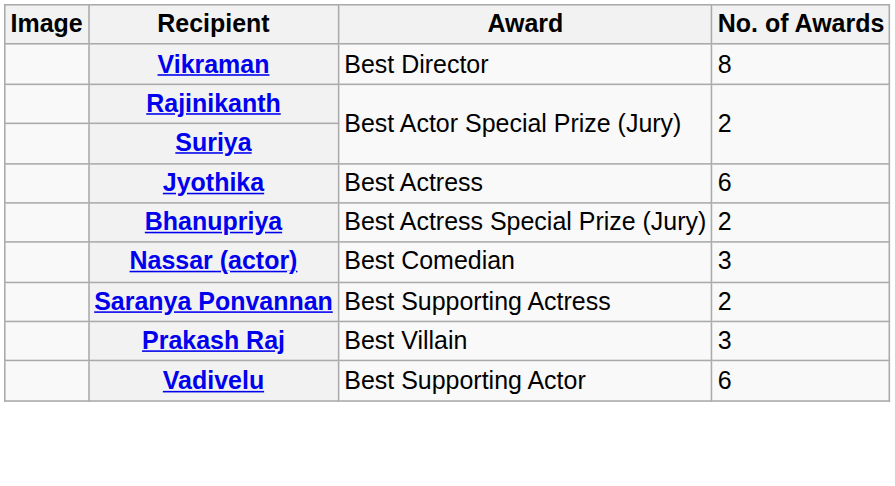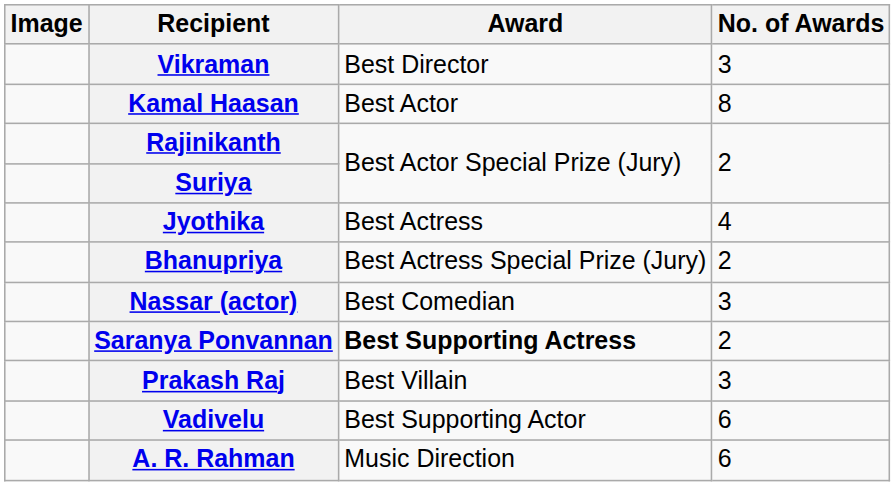(725, 63) 8 -> (725, 63) 3
+ row: (213, 103)
(725, 182) 6 -> (725, 222) 4
(477, 301) normal -> (490, 340) bold
+ row: (213, 459)
